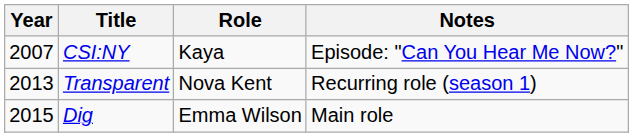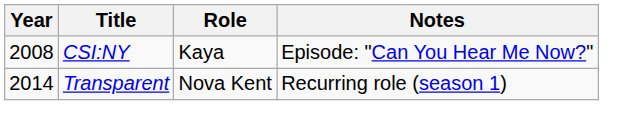(31, 52) 2007 -> (31, 52) 2008
(31, 83) 2013 -> (31, 83) 2014
- row: (78, 115)
